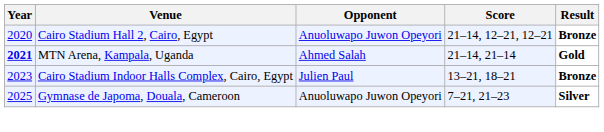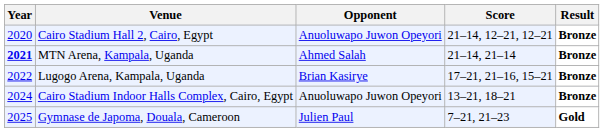(572, 55) Gold -> (577, 55) Bronze
+ row: (121, 76)
(20, 76) 2023 -> (20, 96) 2024
(326, 76) Julien Paul -> (370, 96) Anuoluwapo Juwon Opeyori
(370, 96) Anuoluwapo Juwon Opeyori -> (326, 117) Julien Paul
(574, 96) Silver -> (572, 117) Gold
